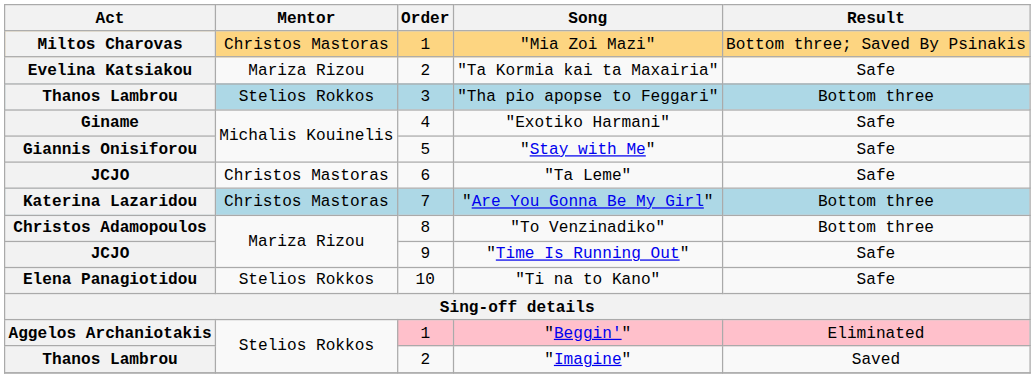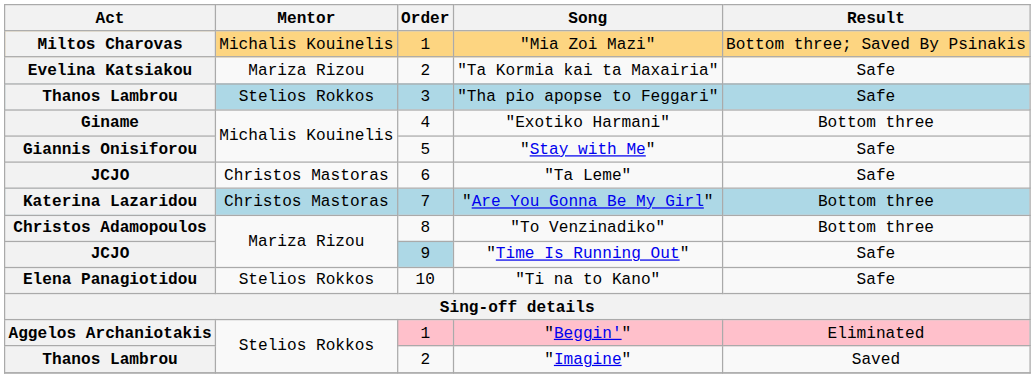(306, 44) Christos Mastoras -> (306, 44) Michalis Kouinelis
(876, 97) Bottom three -> (876, 97) Safe
(876, 123) Safe -> (876, 123) Bottom three
(425, 254) no background -> (425, 254) lightblue background
